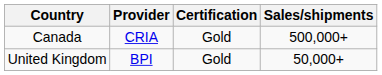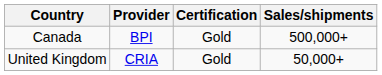(141, 37) CRIA -> (141, 37) BPI
(141, 59) BPI -> (141, 59) CRIA
